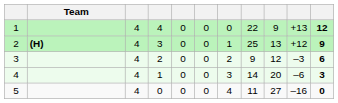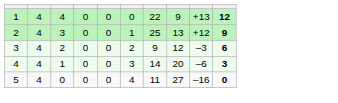- column: (76, 12)
